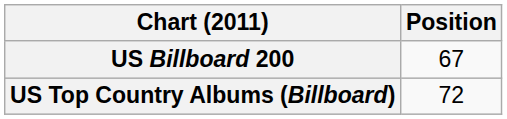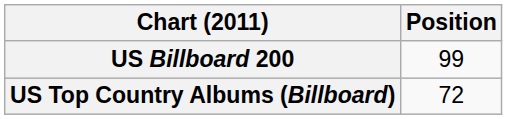(451, 59) 67 -> (451, 59) 99
